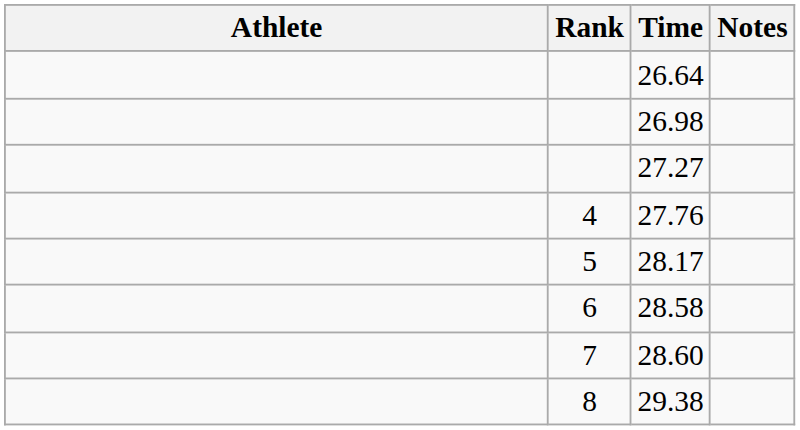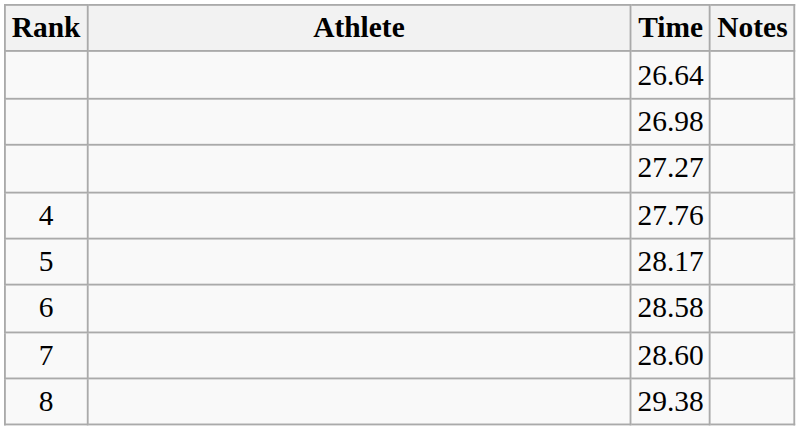columns swapped: (590, 27) <-> (277, 27)
